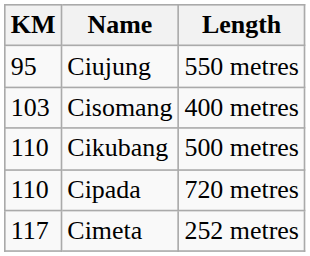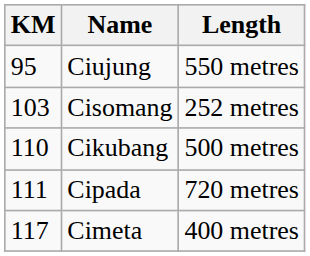(242, 107) 400 metres -> (242, 107) 252 metres
(30, 189) 110 -> (29, 189) 111
(242, 230) 252 metres -> (242, 230) 400 metres
